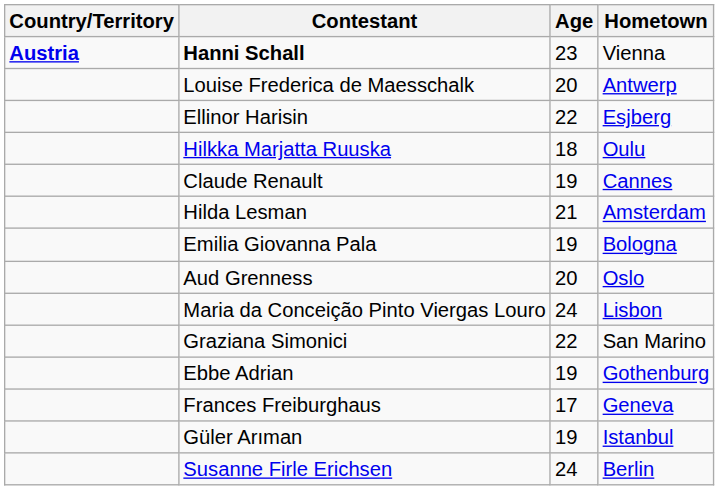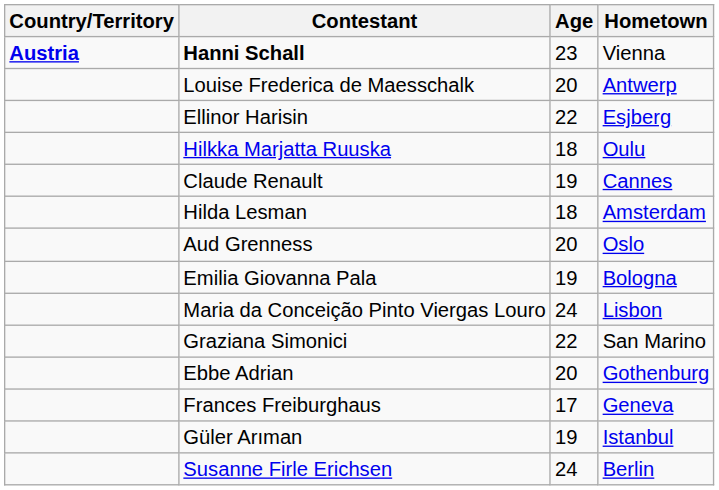(566, 213) 21 -> (566, 213) 18
rows swapped: (280, 245) <-> (248, 277)
(566, 373) 19 -> (566, 373) 20
